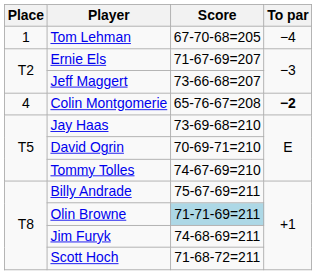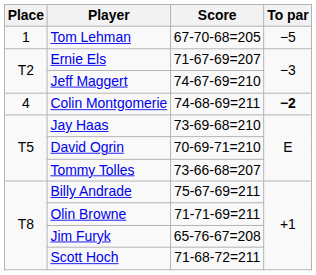(288, 37) −4 -> (288, 37) −5
(217, 81) 73-66-68=207 -> (217, 81) 74-67-69=210
(217, 103) 65-76-67=208 -> (217, 103) 74-68-69=211
(217, 170) 74-67-69=210 -> (217, 170) 73-66-68=207
(217, 214) lightblue background -> (217, 214) no background
(217, 236) 74-68-69=211 -> (217, 236) 65-76-67=208
